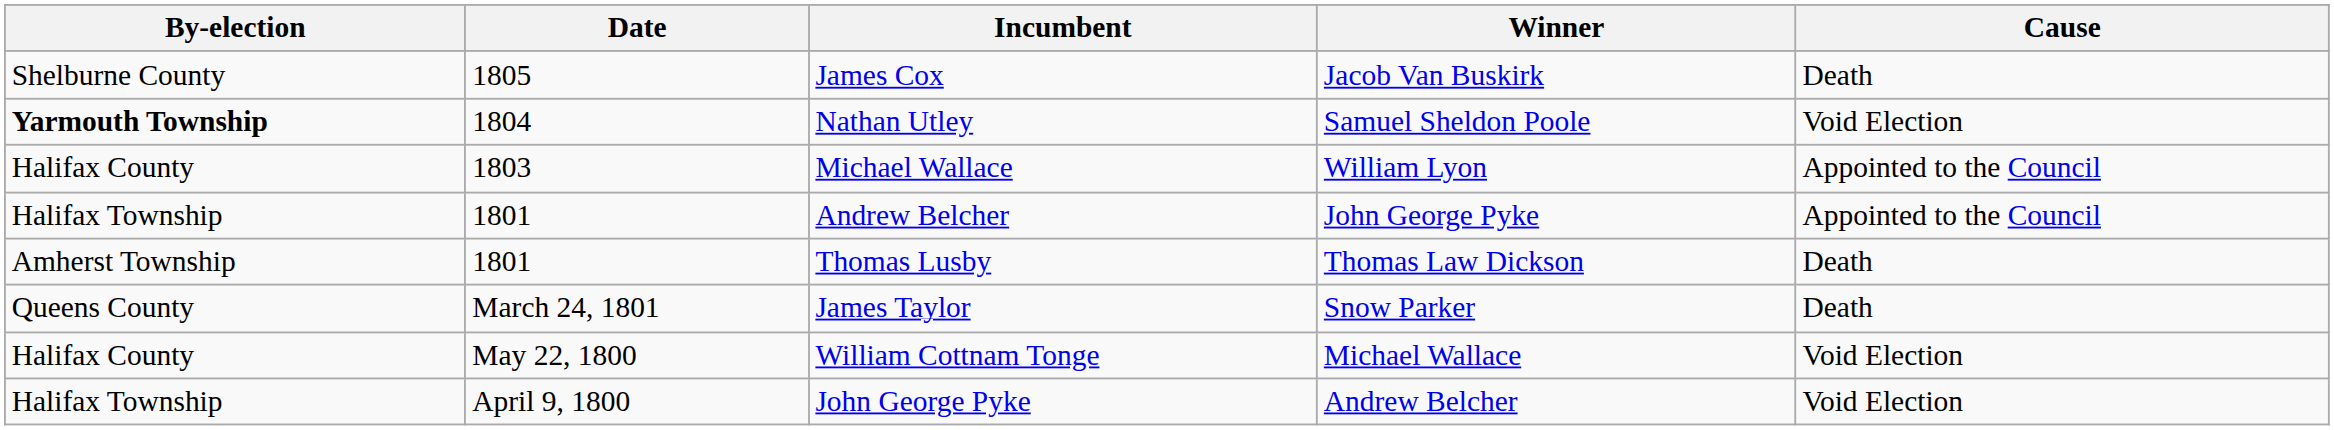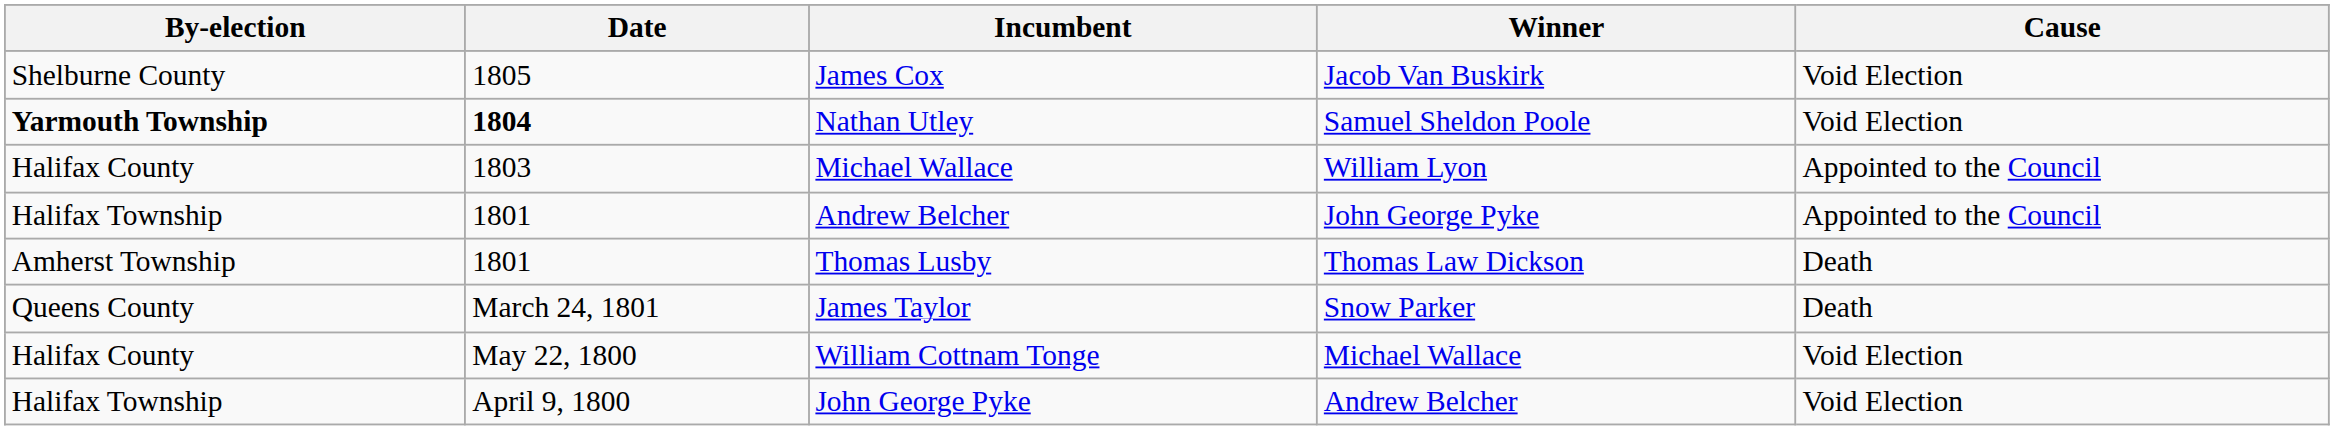(1838, 74) Death -> (1883, 74) Void Election
(502, 121) normal -> (502, 121) bold
